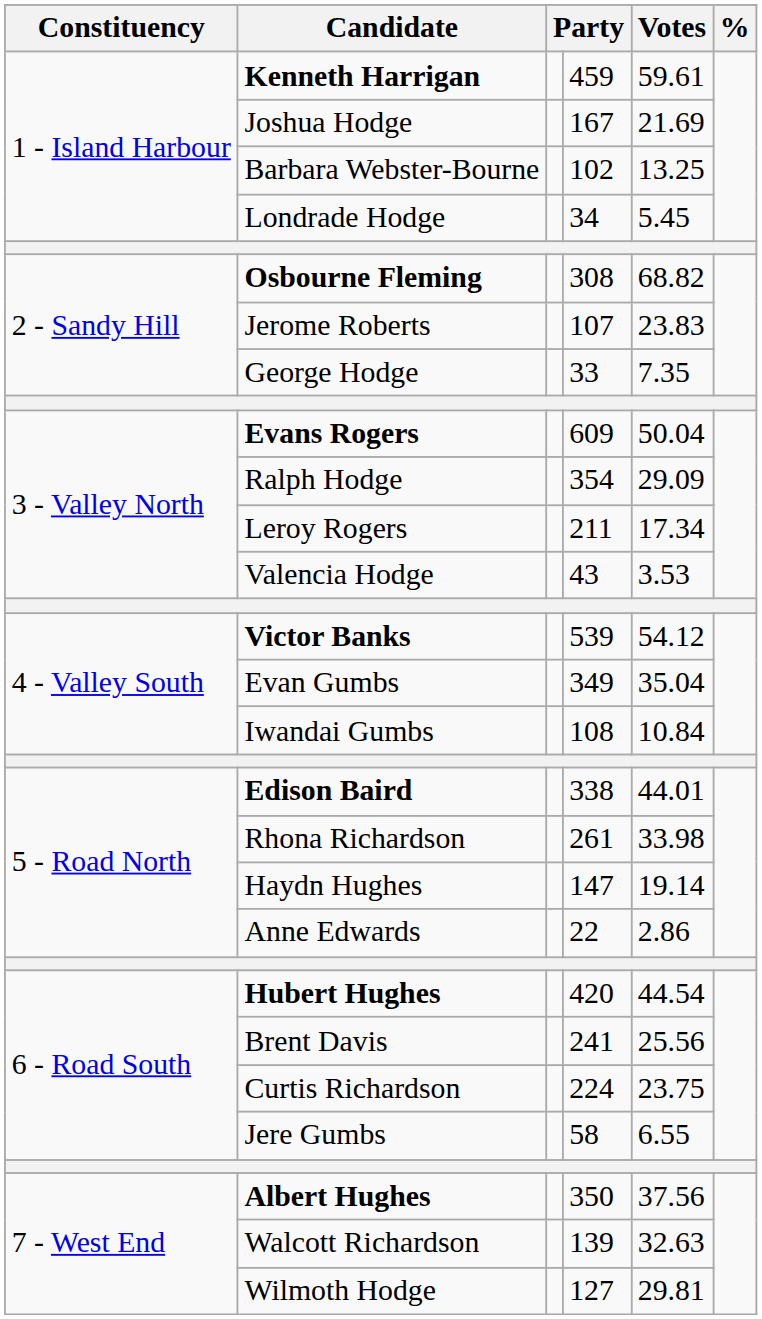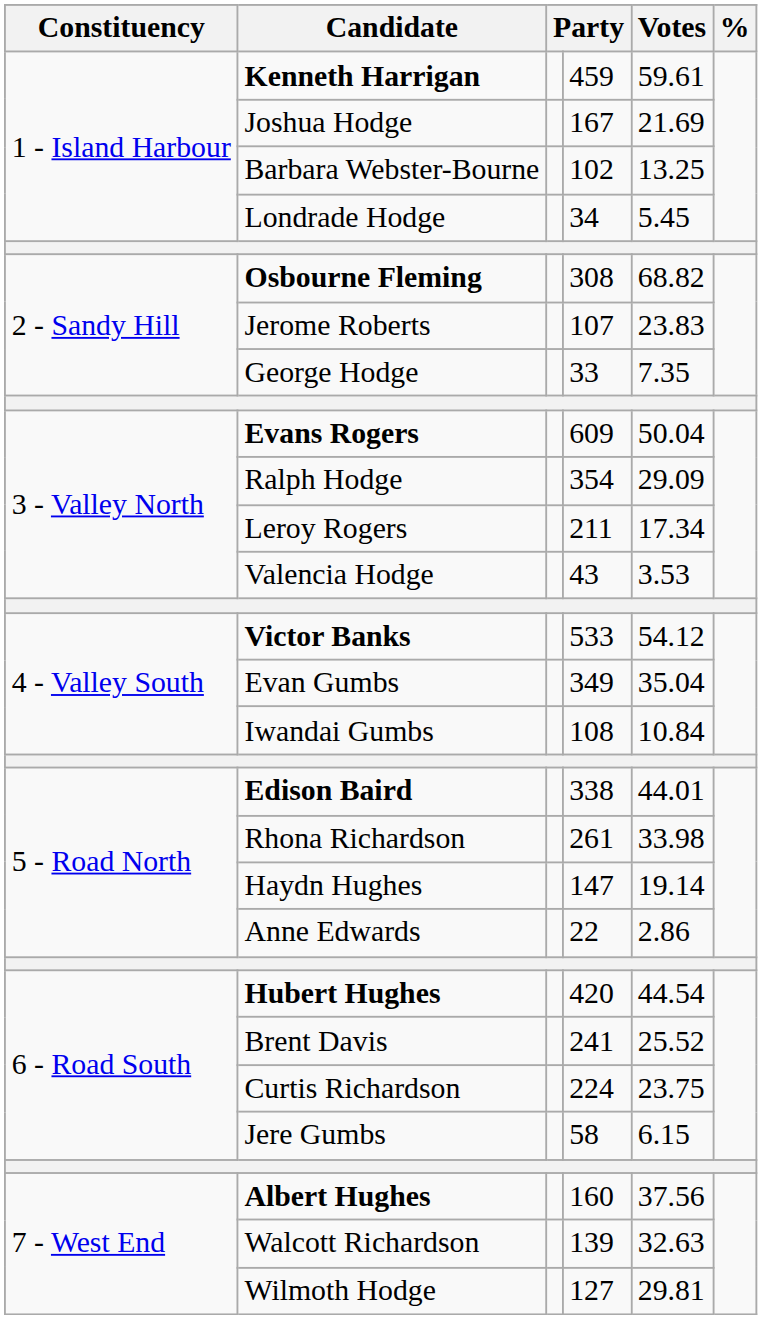(591, 635) 539 -> (591, 635) 533
(671, 1040) 25.56 -> (671, 1040) 25.52
(664, 1135) 6.55 -> (664, 1135) 6.15
(591, 1195) 350 -> (591, 1195) 160
